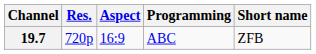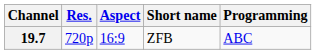columns swapped: (273, 15) <-> (189, 15)
